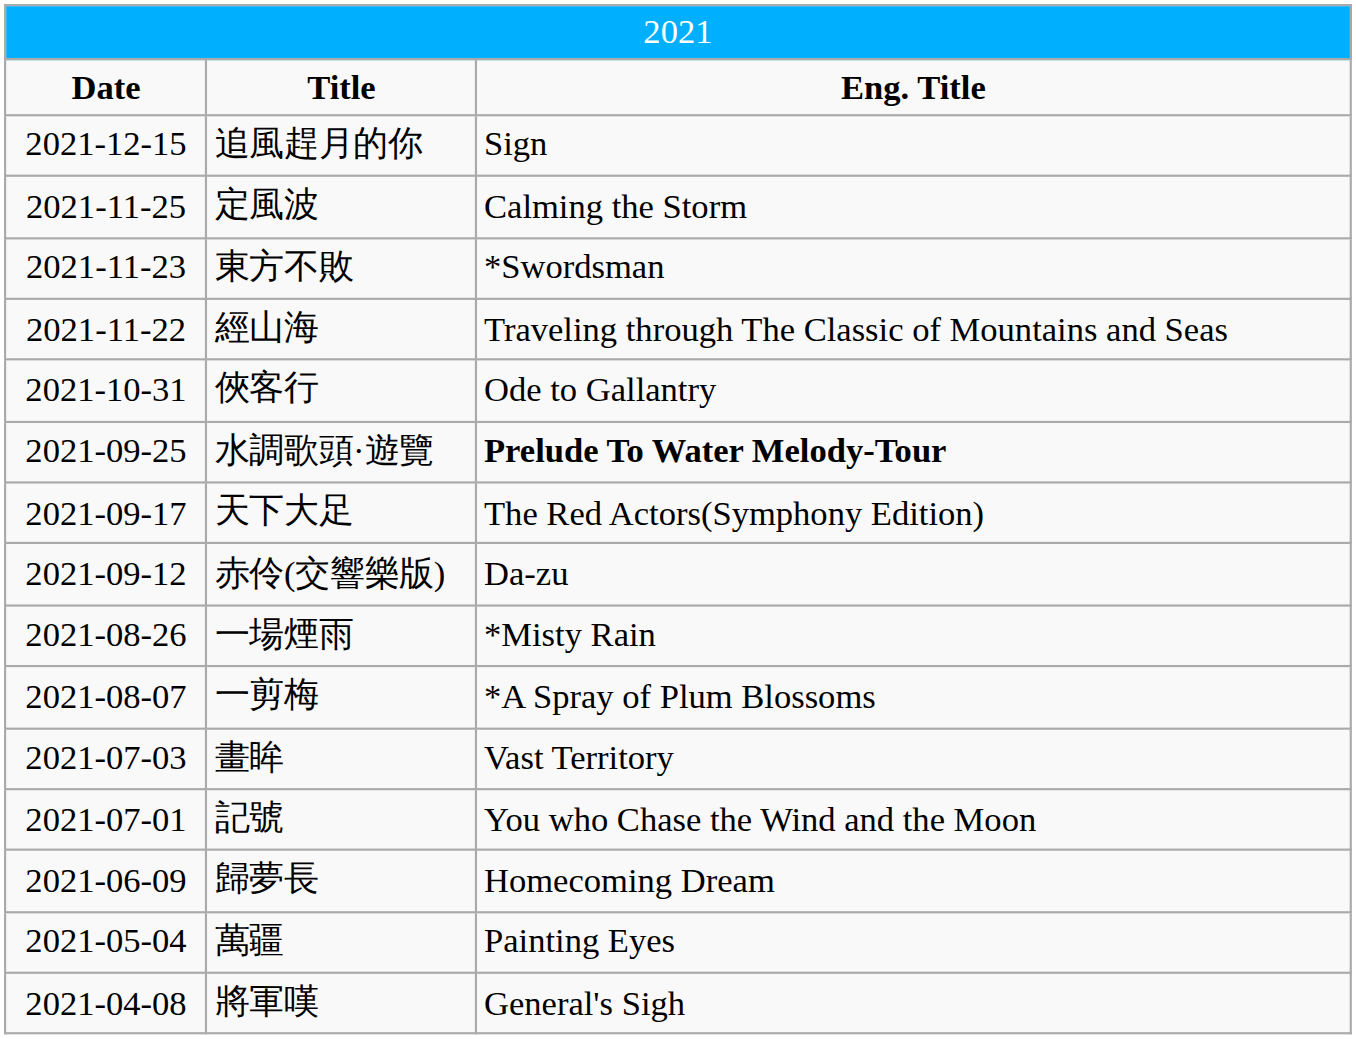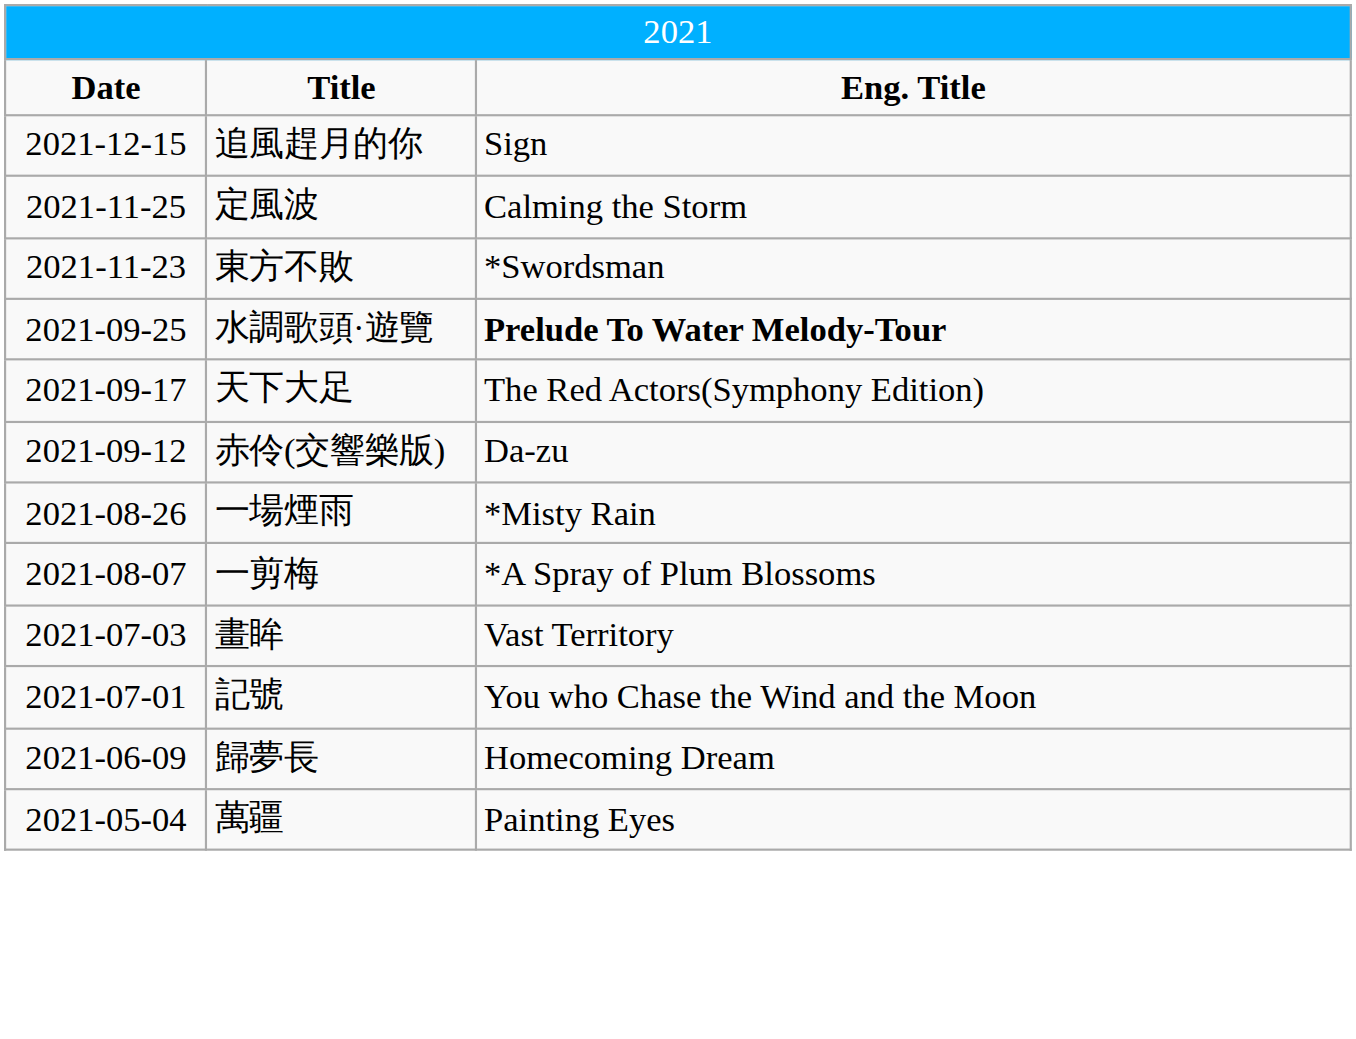- row: (267, 327)
- row: (267, 388)
- row: (267, 1001)
